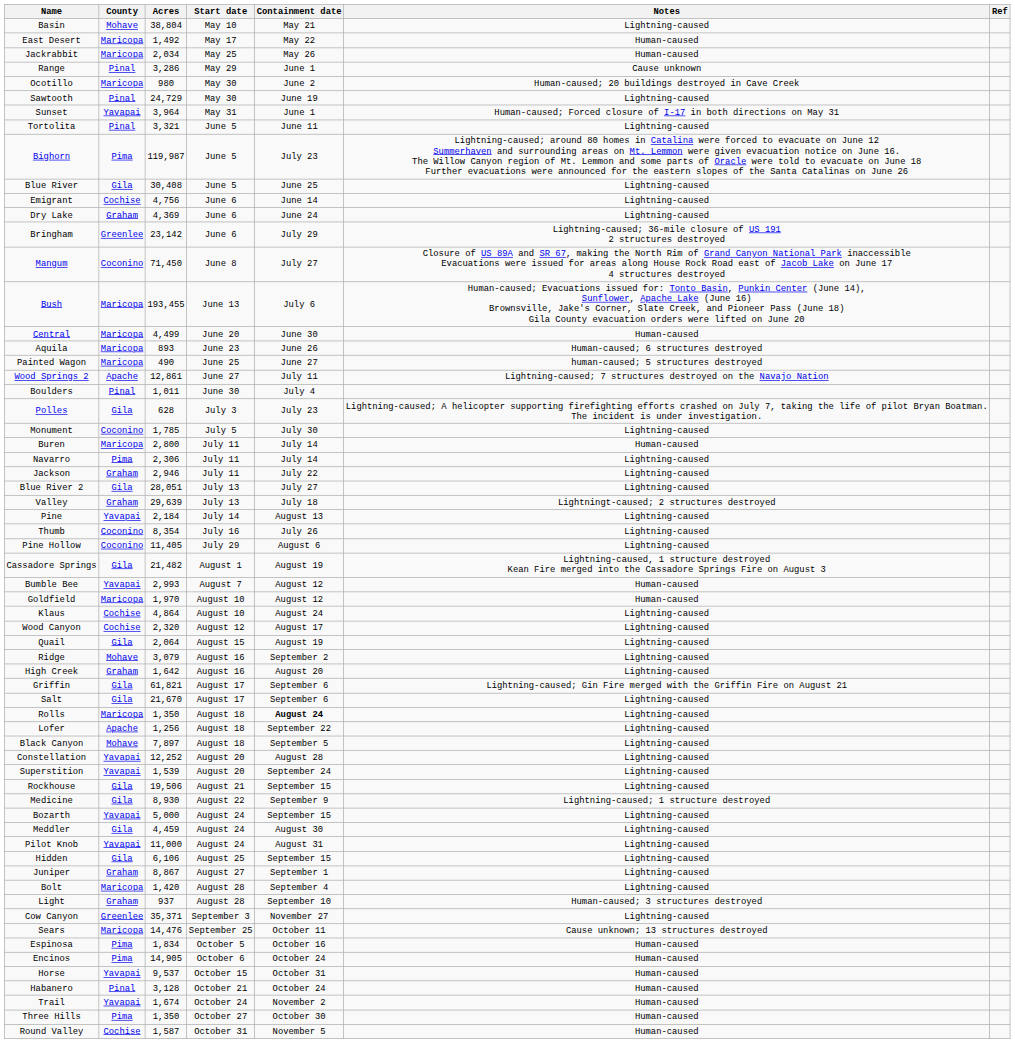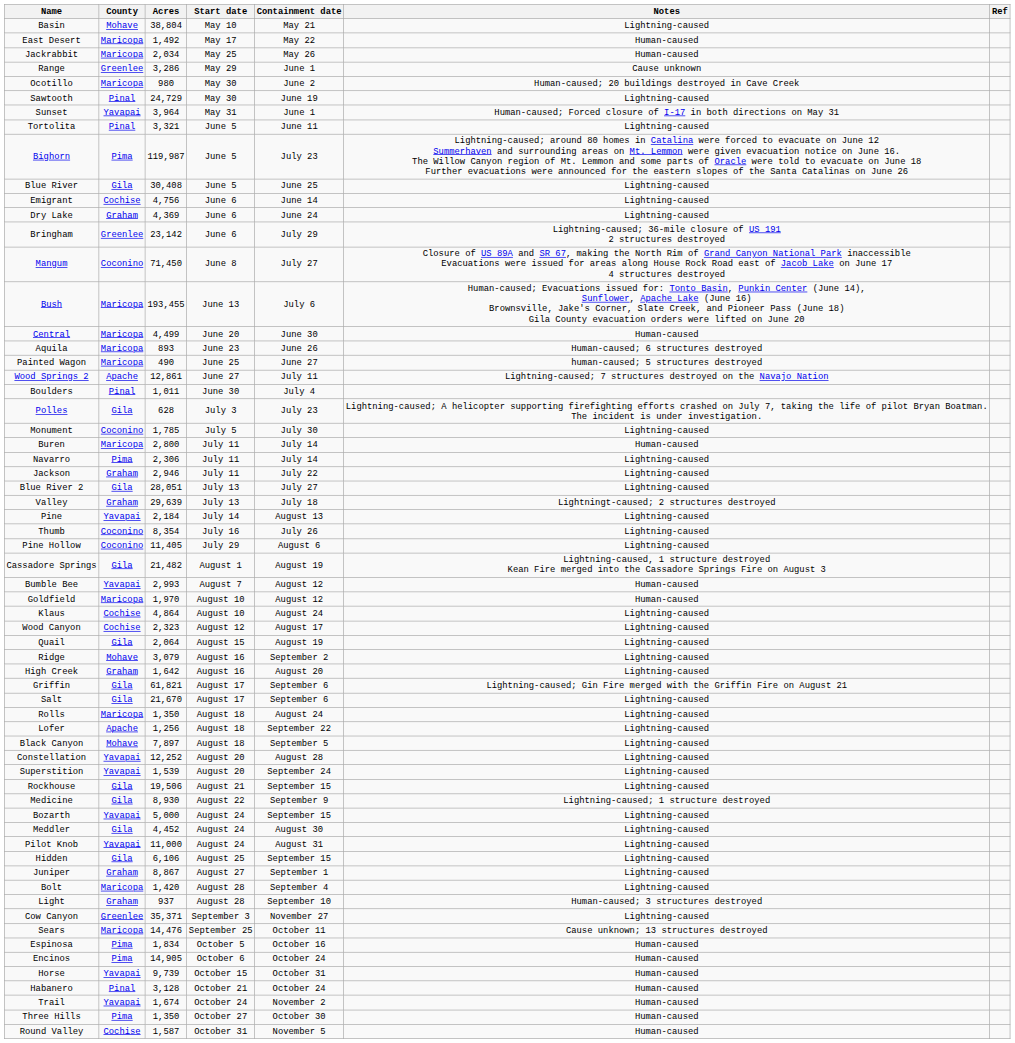(122, 69) Pinal -> (122, 69) Greenlee
(166, 628) 2,320 -> (166, 628) 2,323
(299, 714) bold -> (299, 714) normal
(166, 830) 4,459 -> (166, 830) 4,452
(166, 974) 9,537 -> (166, 974) 9,739
